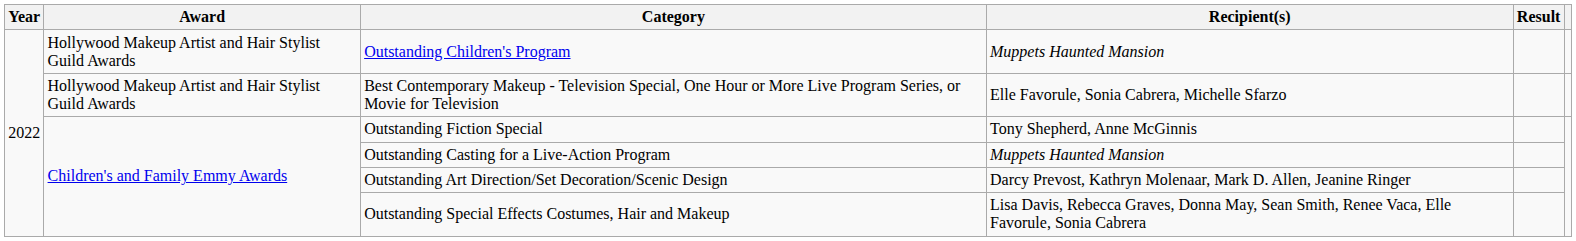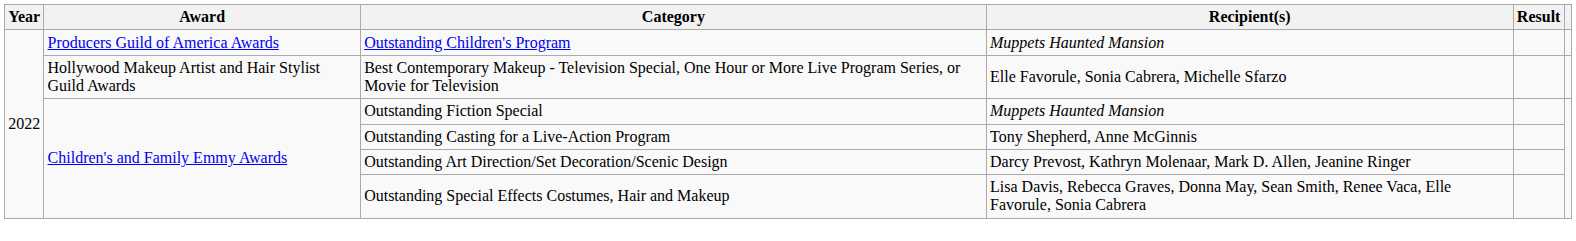(184, 51) Hollywood Makeup Artist and Hair Stylist Guild Awards -> (163, 42) Producers Guild of America Awards
(1093, 129) Tony Shepherd, Anne McGinnis -> (1077, 111) Muppets Haunted Mansion
(1077, 154) Muppets Haunted Mansion -> (1093, 136) Tony Shepherd, Anne McGinnis
